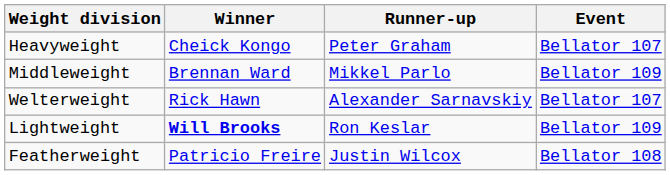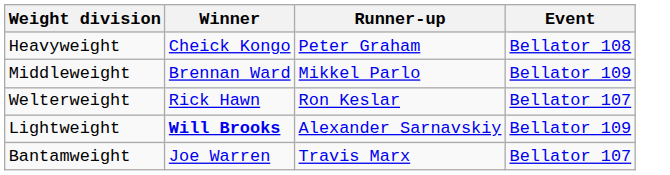(601, 46) Bellator 107 -> (570, 46) Bellator 108
(430, 101) Alexander Sarnavskiy -> (349, 101) Ron Keslar
(380, 129) Ron Keslar -> (400, 129) Alexander Sarnavskiy
- row: (75, 156)
+ row: (70, 156)
